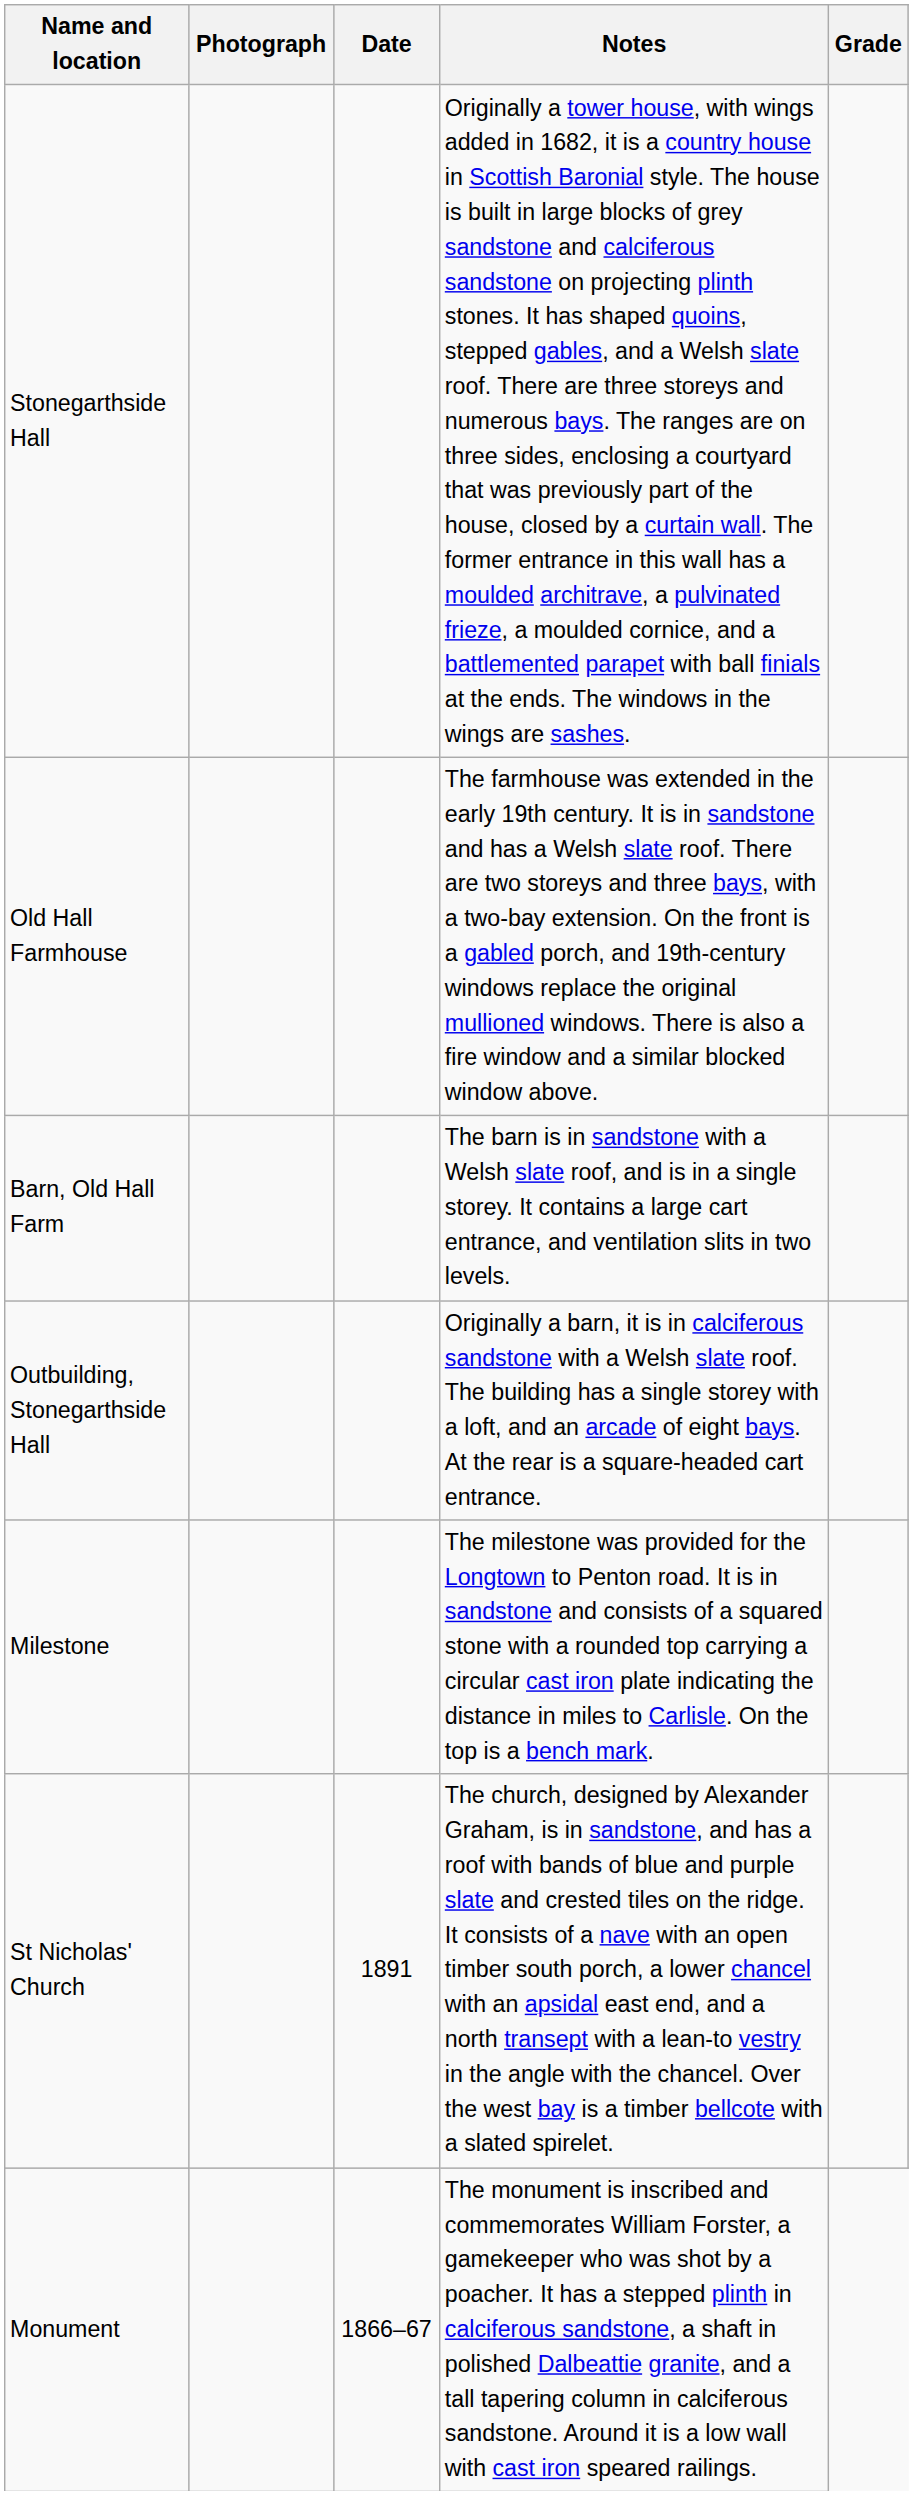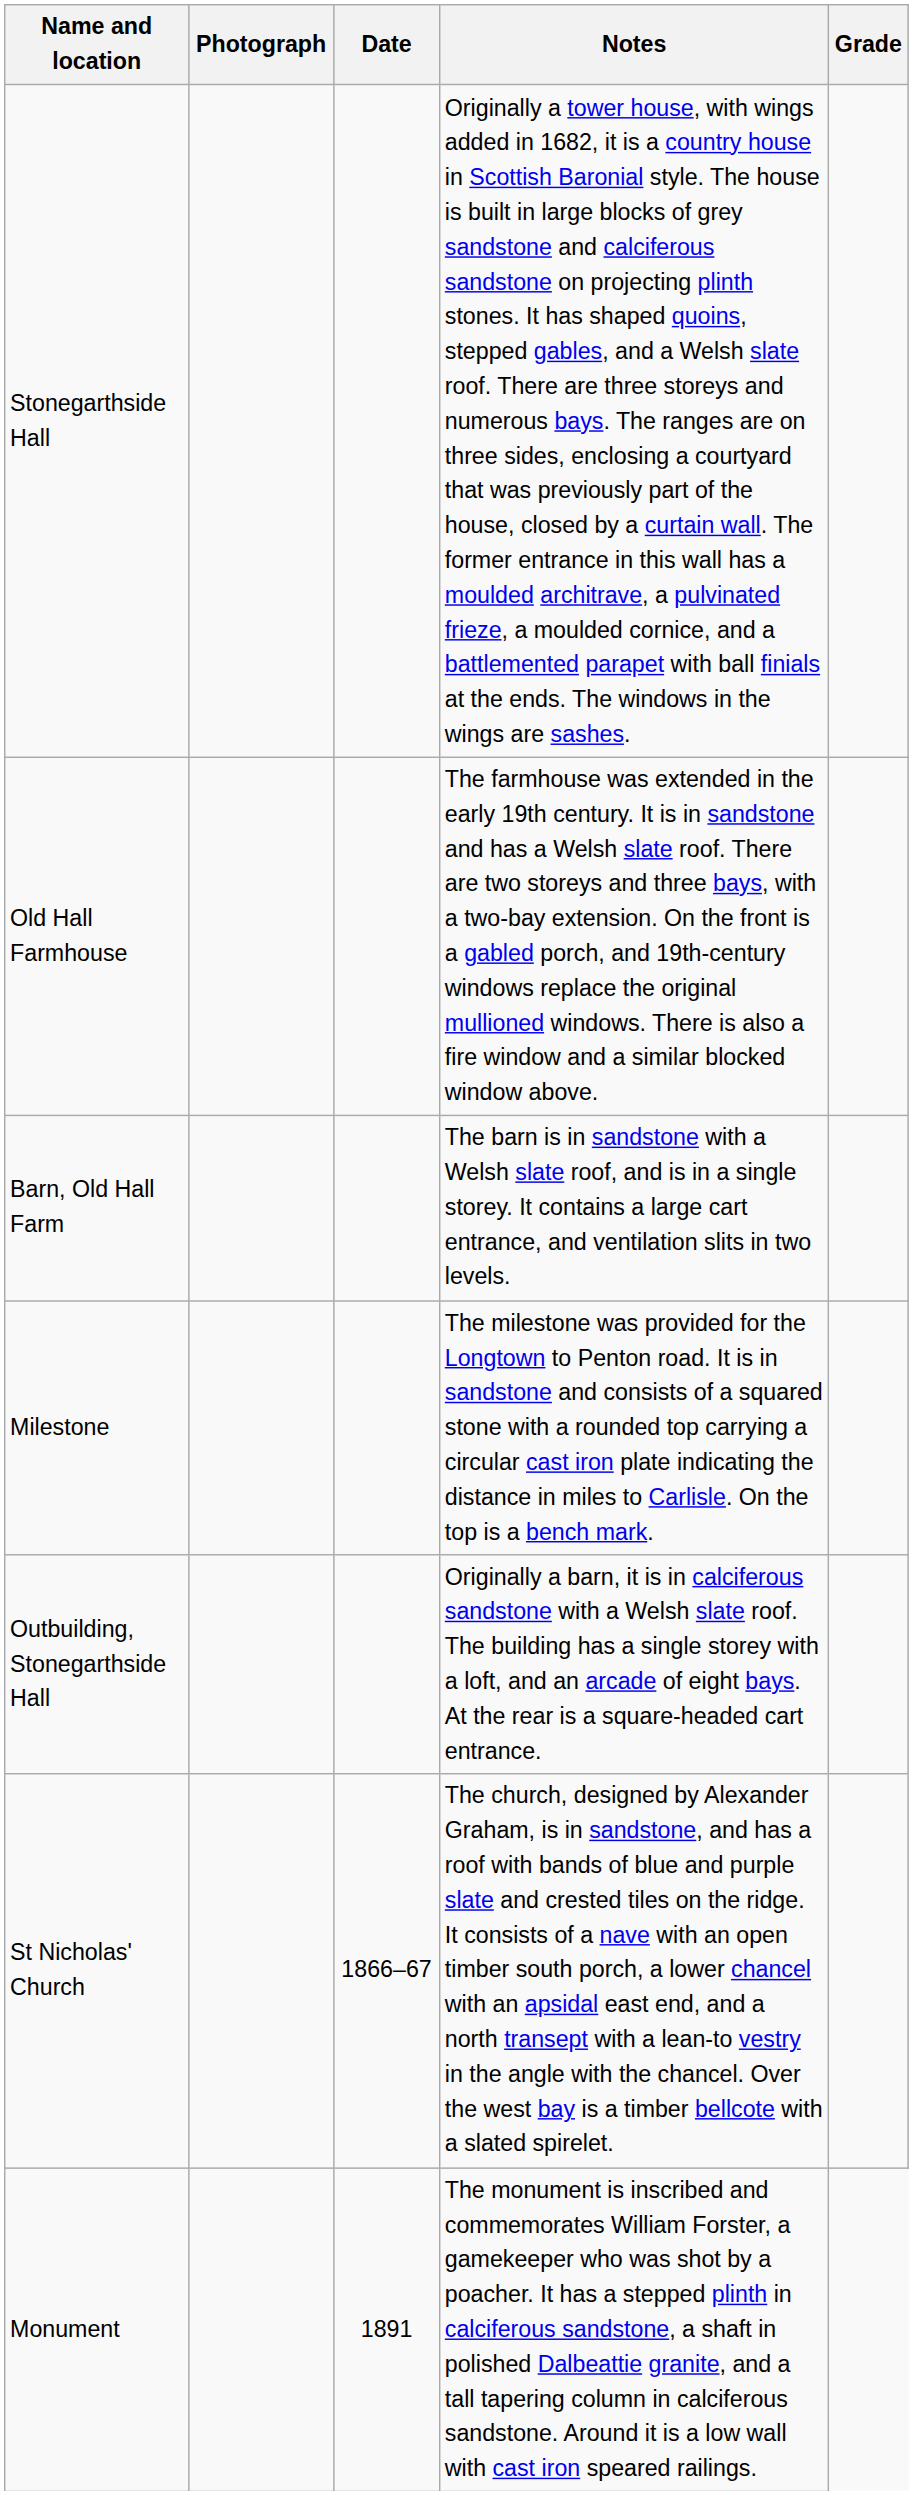rows swapped: (60, 1646) <-> (88, 1409)
(387, 1970) 1891 -> (387, 1970) 1866–67
(387, 2329) 1866–67 -> (387, 2329) 1891
